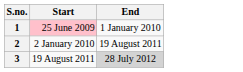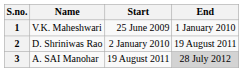+ column: (67, 12)
(68, 28) pink background -> (143, 28) no background
